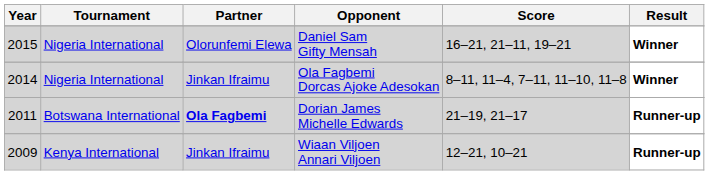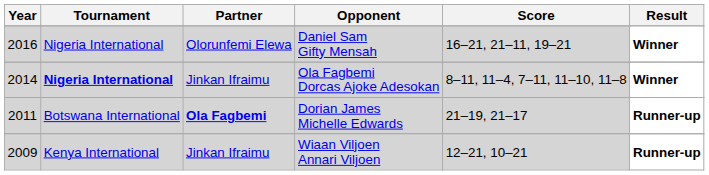(22, 44) 2015 -> (22, 44) 2016
(104, 80) normal -> (108, 80) bold
